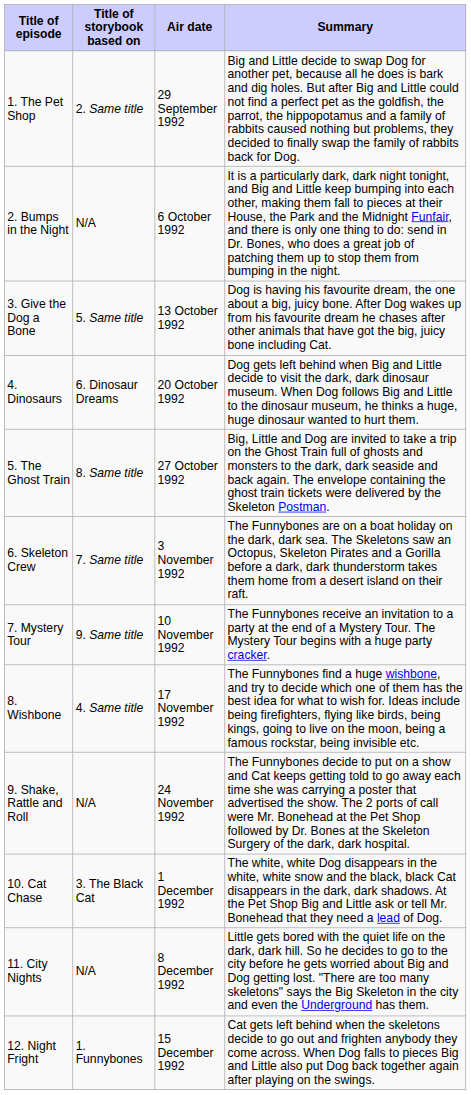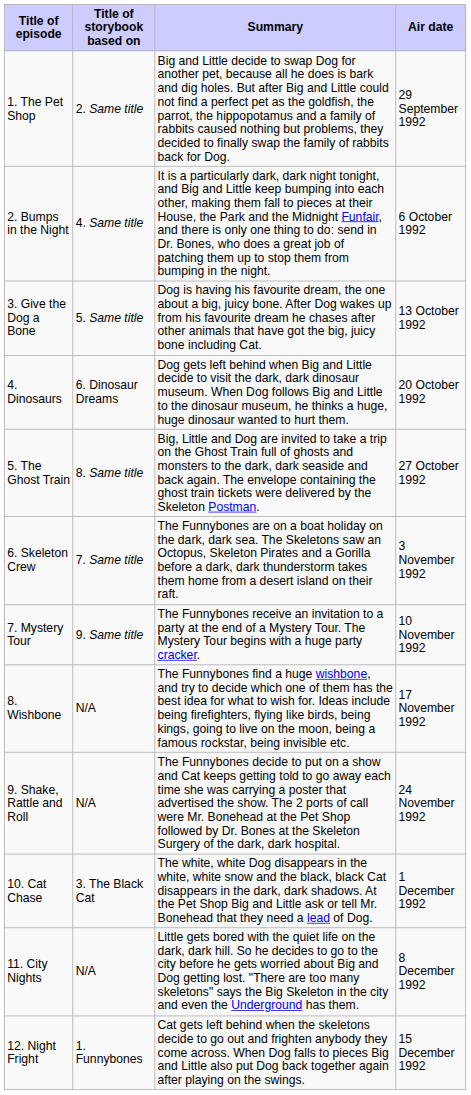columns swapped: (190, 27) <-> (345, 27)
(86, 223) N/A -> (109, 223) 4. Same title
(109, 708) 4. Same title -> (86, 708) N/A
